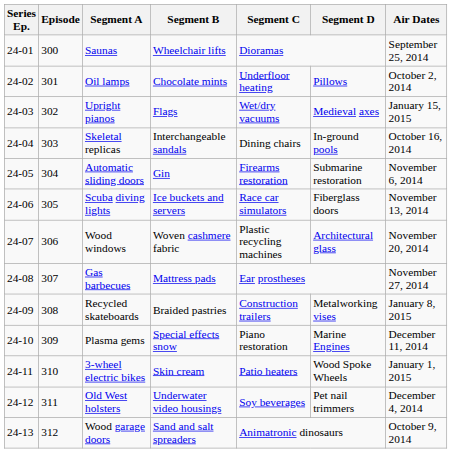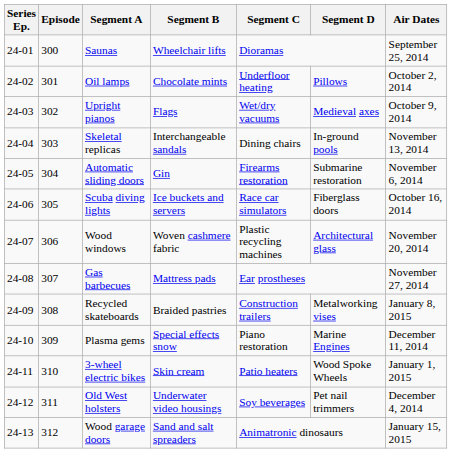(415, 112) January 15, 2015 -> (413, 112) October 9, 2014
(415, 143) October 16, 2014 -> (413, 143) November 13, 2014
(413, 204) November 13, 2014 -> (415, 204) October 16, 2014
(413, 433) October 9, 2014 -> (415, 433) January 15, 2015
